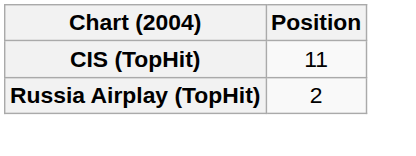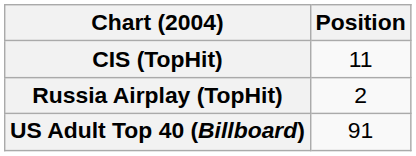+ row: (157, 131)
